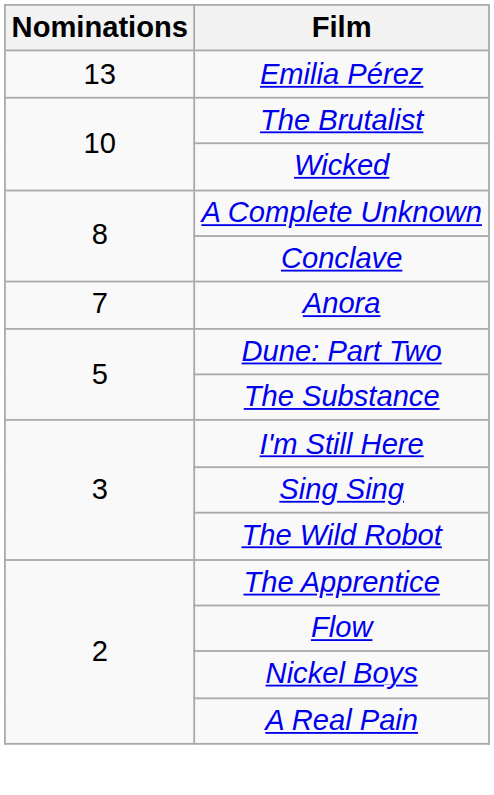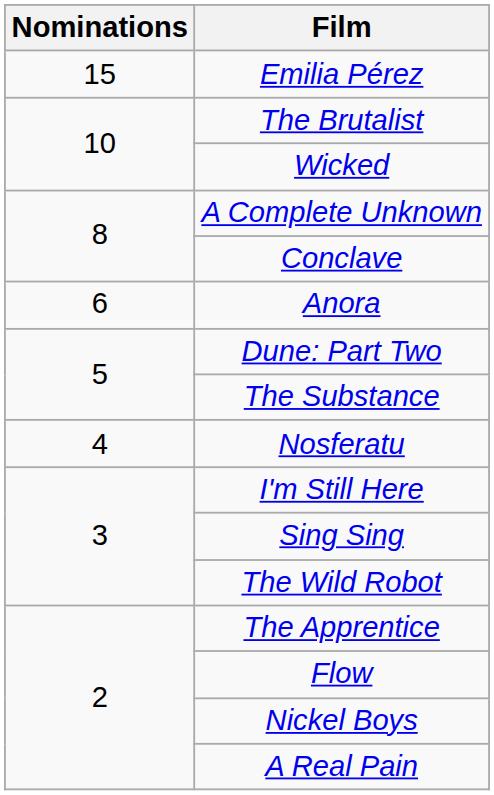(100, 73) 13 -> (100, 73) 15
(100, 304) 7 -> (100, 304) 6
+ row: (342, 443)
